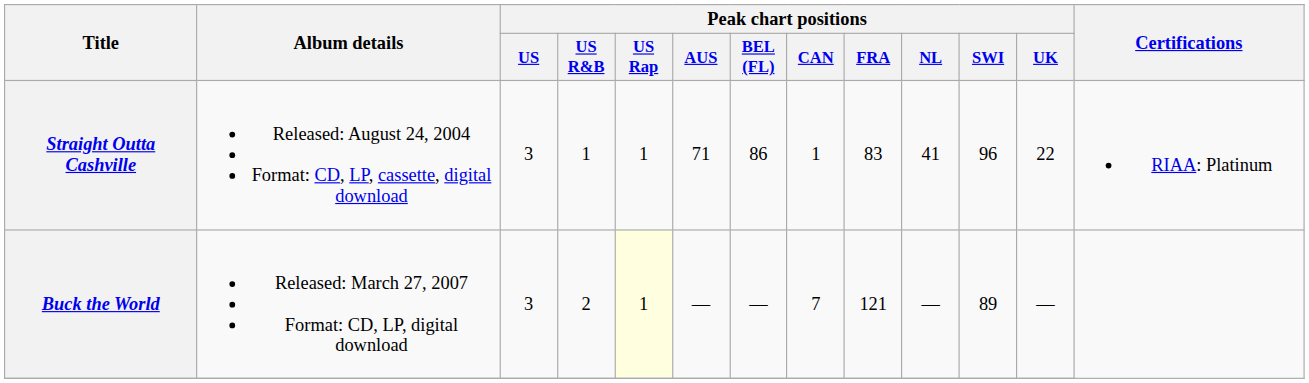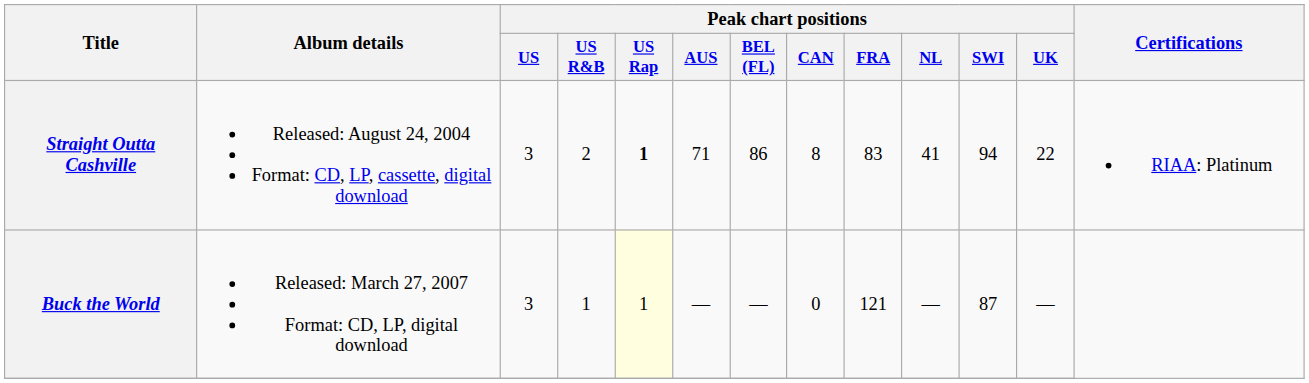(586, 154) 1 -> (586, 154) 2
(644, 154) normal -> (644, 154) bold
(816, 154) 1 -> (816, 154) 8
(988, 154) 96 -> (988, 154) 94
(586, 303) 2 -> (586, 303) 1
(816, 303) 7 -> (816, 303) 0
(988, 303) 89 -> (988, 303) 87
